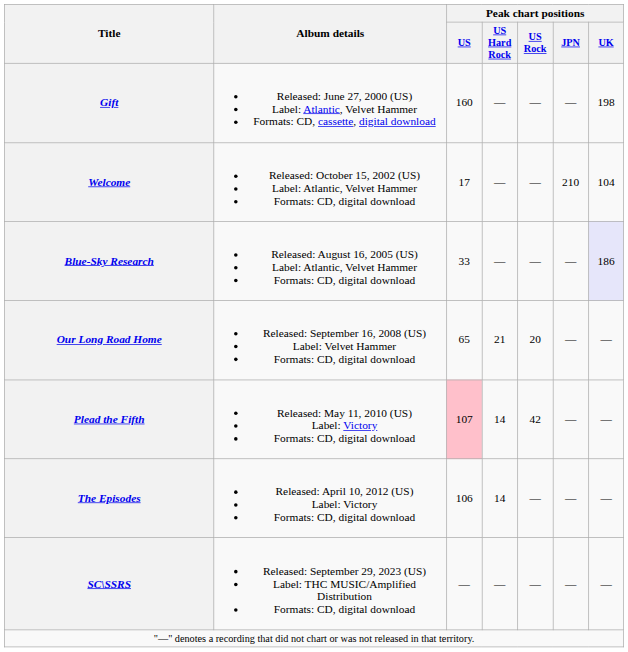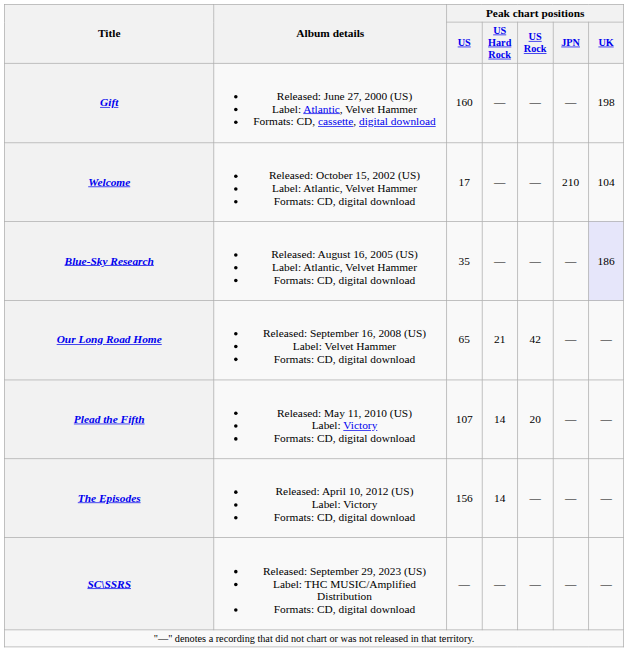(464, 261) 33 -> (464, 261) 35
(535, 340) 20 -> (535, 340) 42
(464, 419) pink background -> (464, 419) no background
(535, 419) 42 -> (535, 419) 20
(464, 498) 106 -> (464, 498) 156
